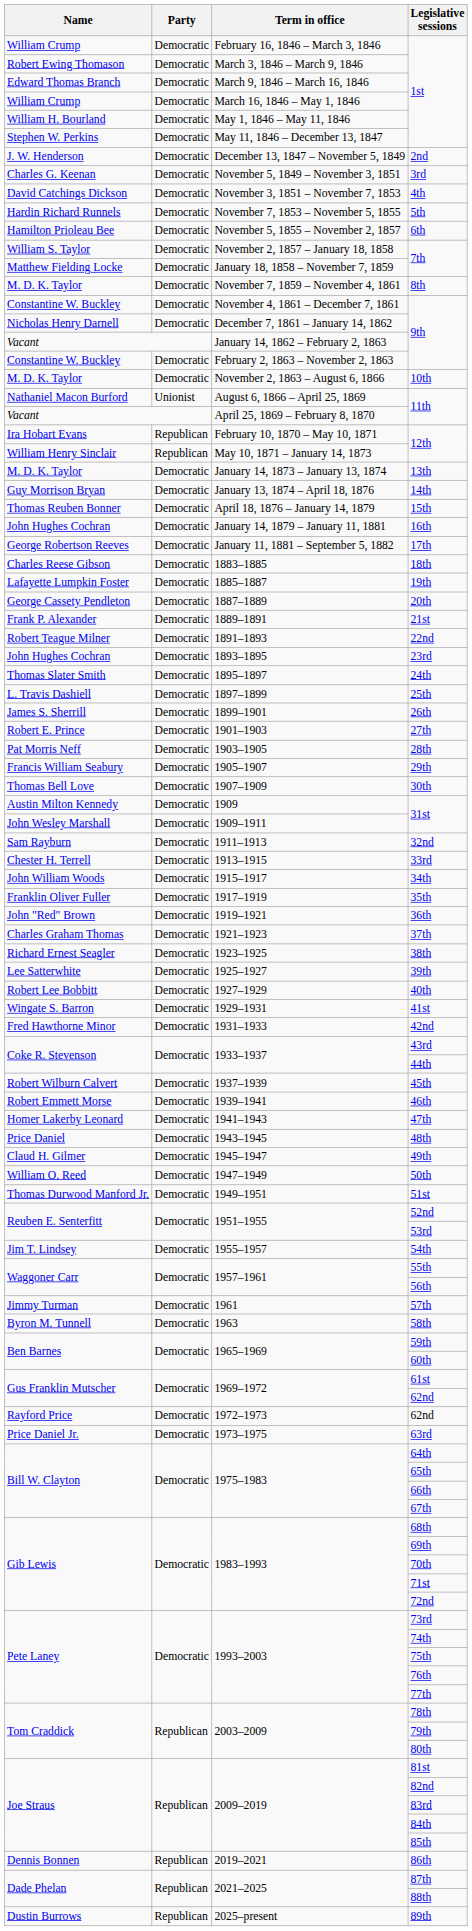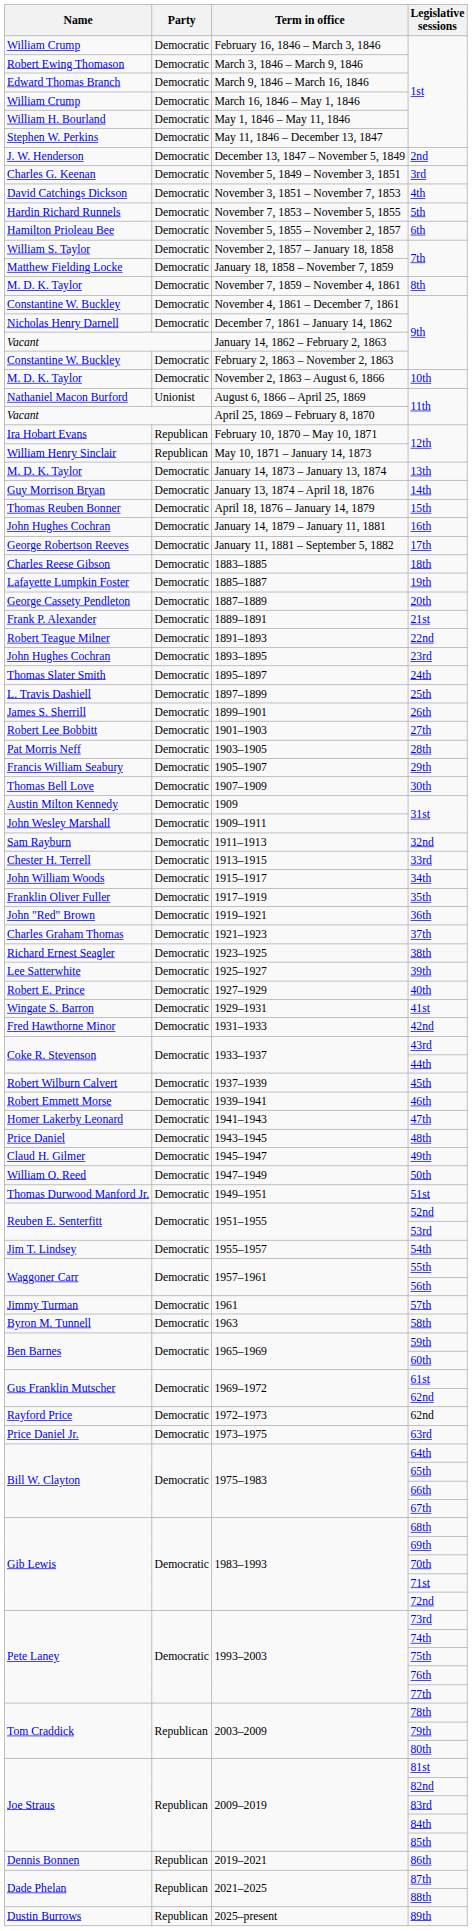(46, 730) Robert E. Prince -> (52, 730) Robert Lee Bobbitt
(52, 990) Robert Lee Bobbitt -> (46, 990) Robert E. Prince
